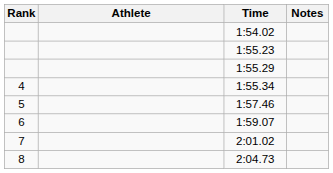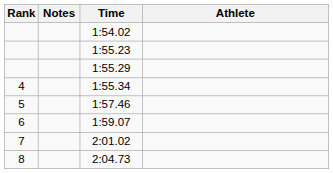columns swapped: (131, 13) <-> (307, 13)
